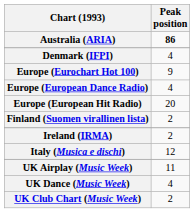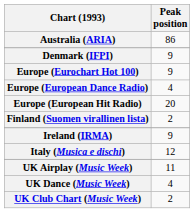(170, 39) bold -> (170, 39) normal
(170, 55) 4 -> (170, 55) 9
(170, 135) 2 -> (170, 135) 9
